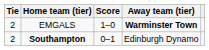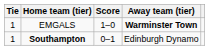(13, 24) 2 -> (13, 24) 1
(13, 38) 2 -> (13, 38) 1
